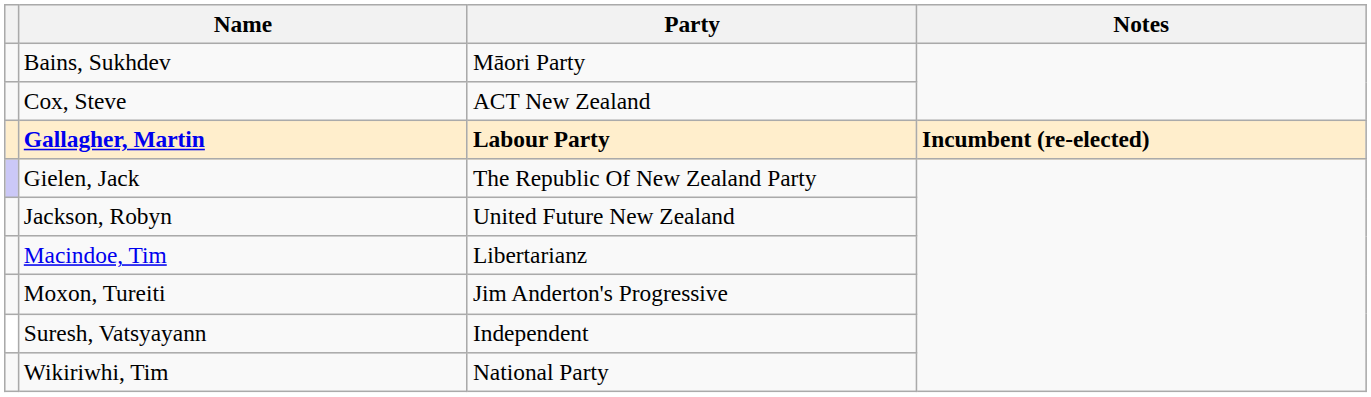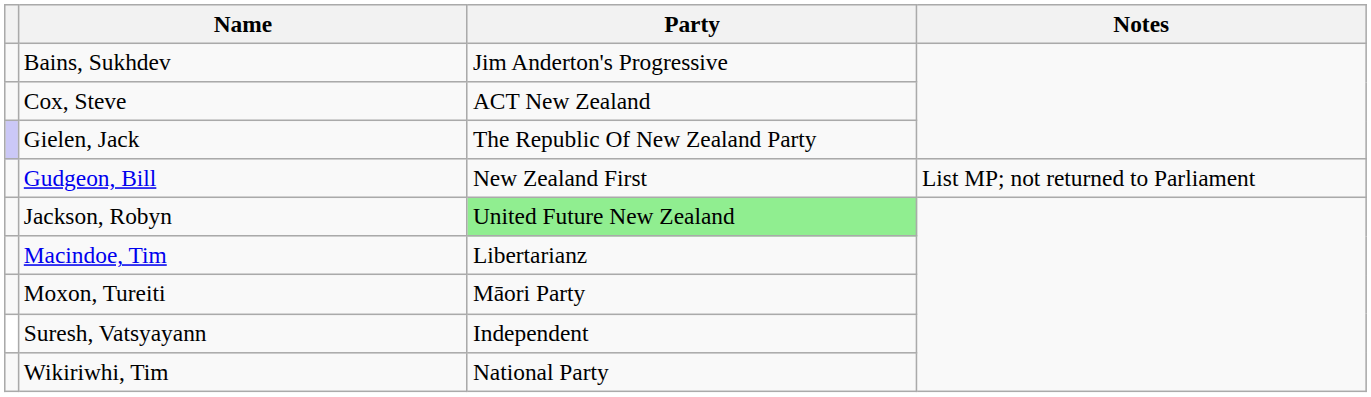(529, 62) Māori Party -> (600, 62) Jim Anderton's Progressive
- row: (114, 139)
+ row: (90, 178)
(604, 216) no background -> (604, 216) lightgreen background
(600, 294) Jim Anderton's Progressive -> (529, 294) Māori Party
